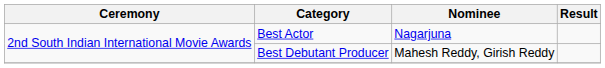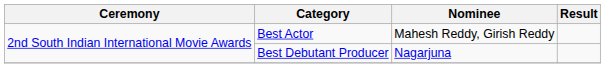(423, 33) Nagarjuna -> (474, 33) Mahesh Reddy, Girish Reddy
(474, 53) Mahesh Reddy, Girish Reddy -> (423, 53) Nagarjuna
